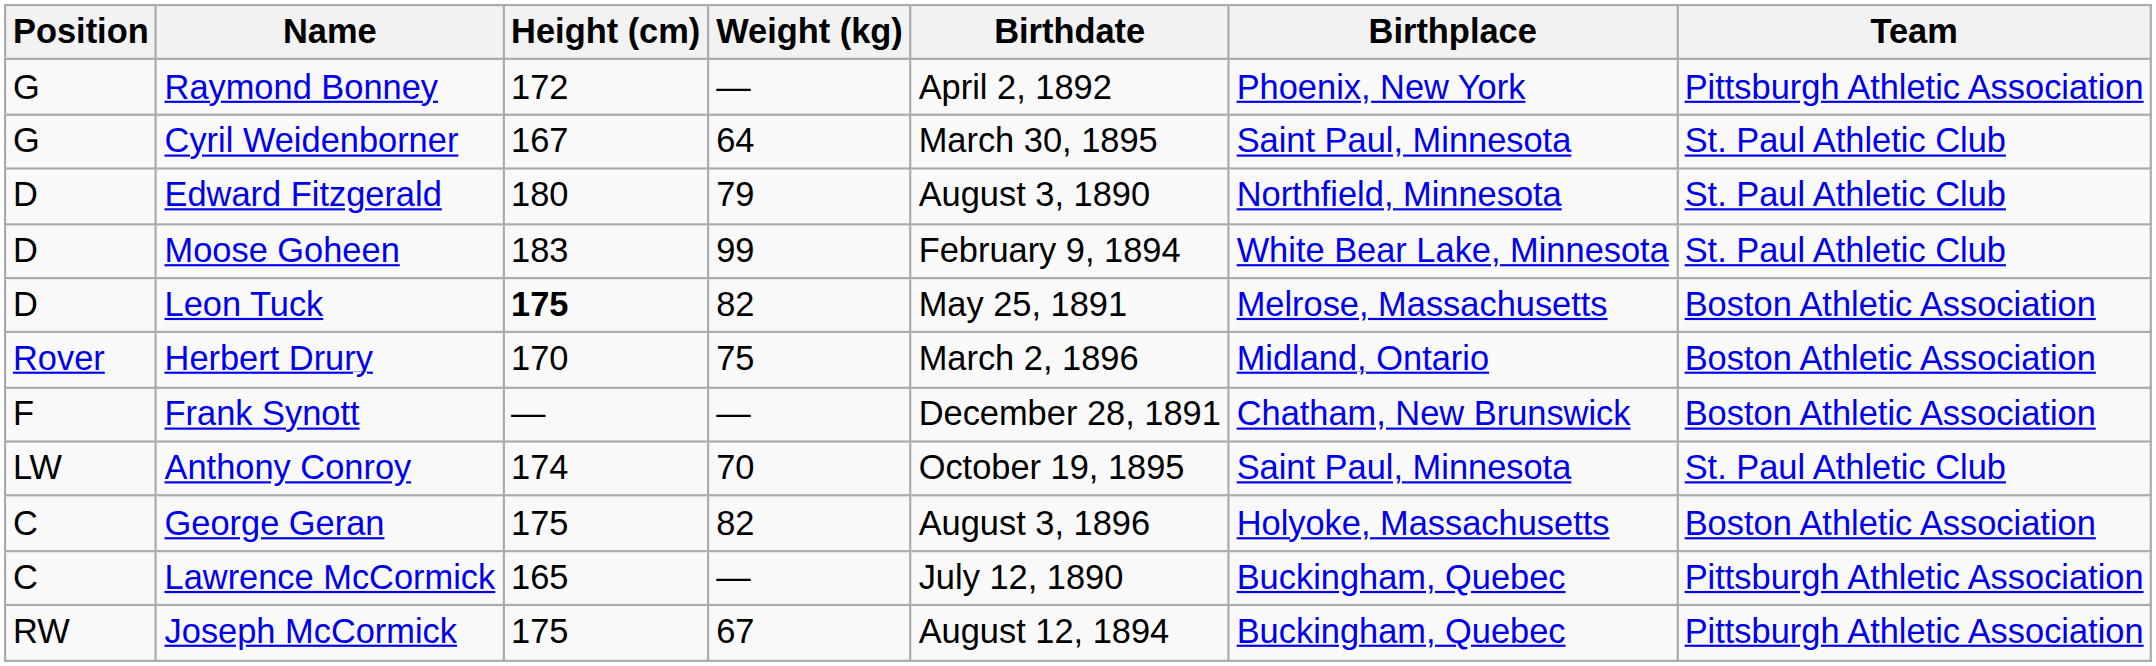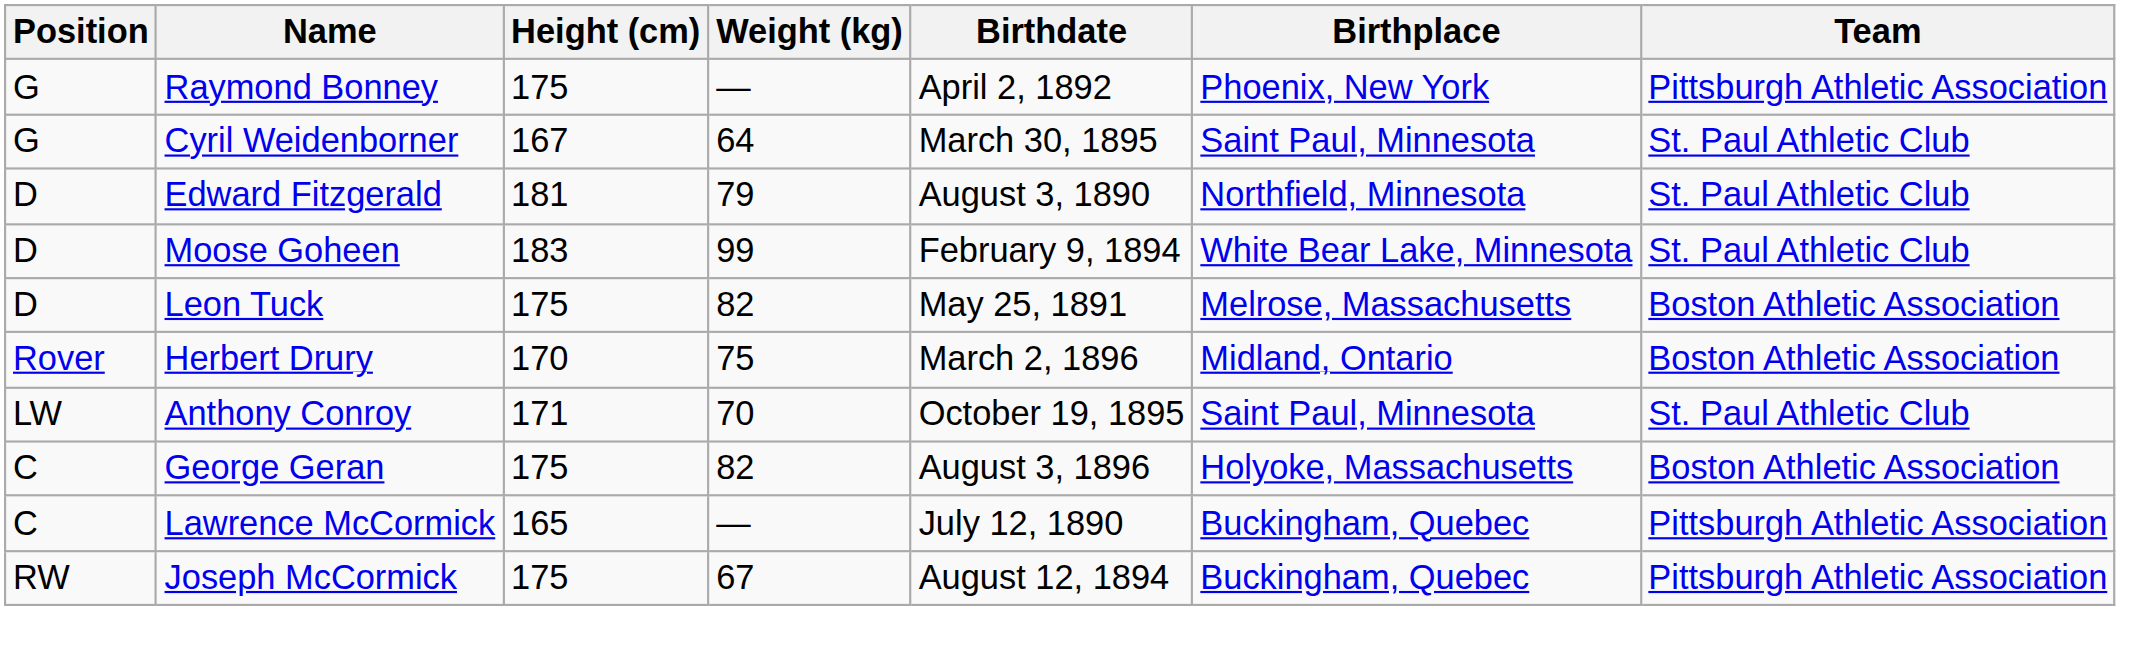(540, 86) 172 -> (540, 86) 175
(540, 195) 180 -> (540, 195) 181
(540, 304) bold -> (540, 304) normal
- row: (262, 413)
(540, 468) 174 -> (540, 413) 171
